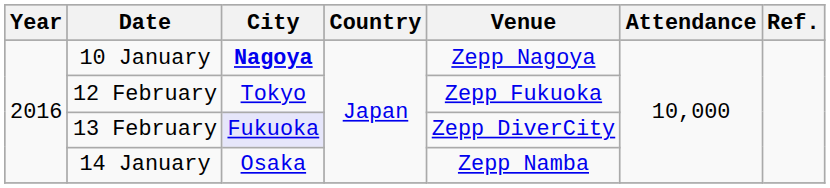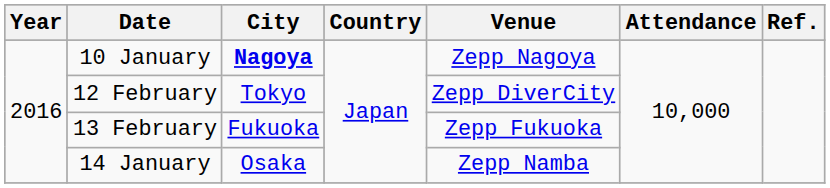(523, 94) Zepp Fukuoka -> (523, 94) Zepp DiverCity
(273, 129) lavender background -> (273, 129) no background
(523, 129) Zepp DiverCity -> (523, 129) Zepp Fukuoka
